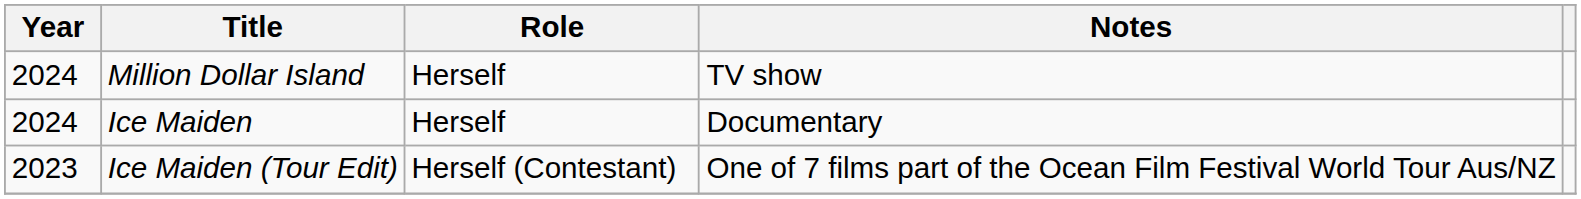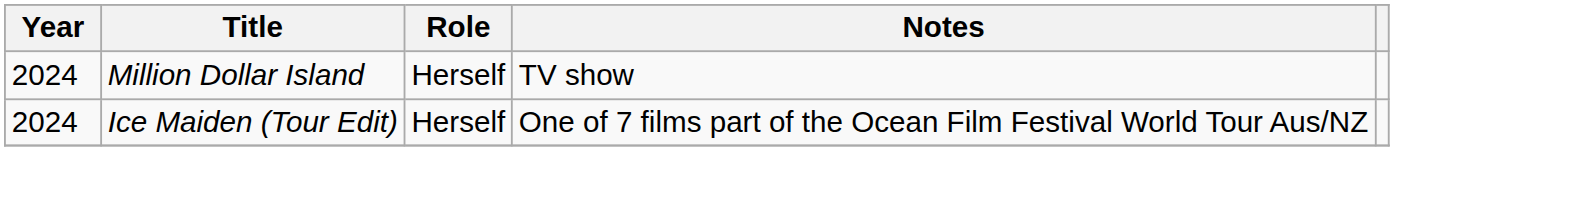- row: (180, 121)
(45, 168) 2023 -> (45, 121) 2024
(552, 168) Herself (Contestant) -> (458, 121) Herself
